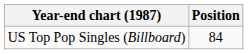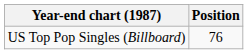(216, 37) 84 -> (216, 37) 76
